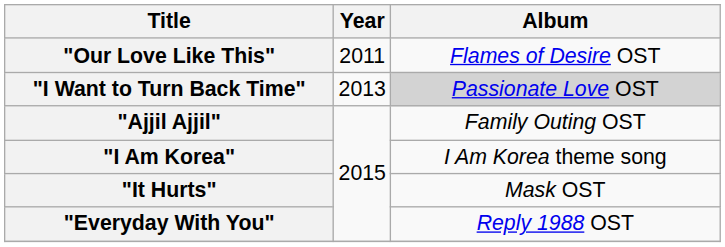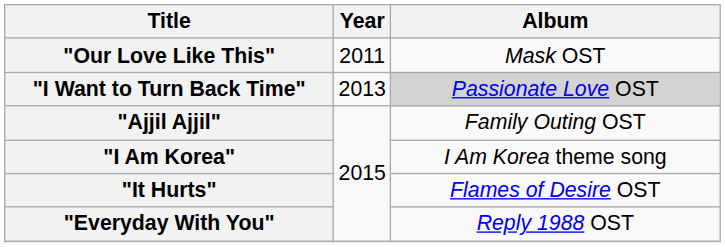(555, 55) Flames of Desire OST -> (555, 55) Mask OST
(555, 190) Mask OST -> (555, 190) Flames of Desire OST
